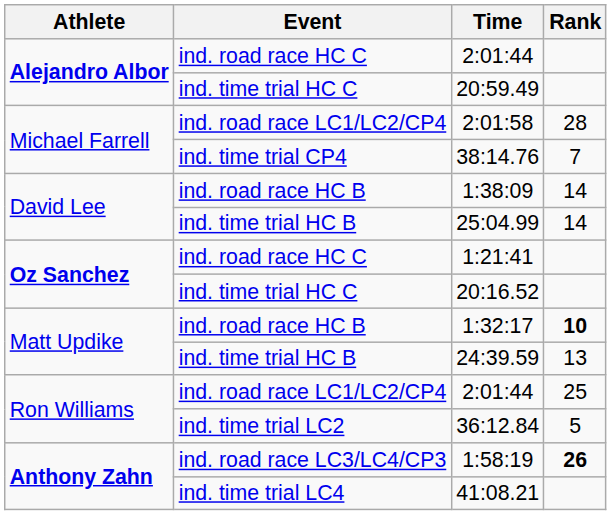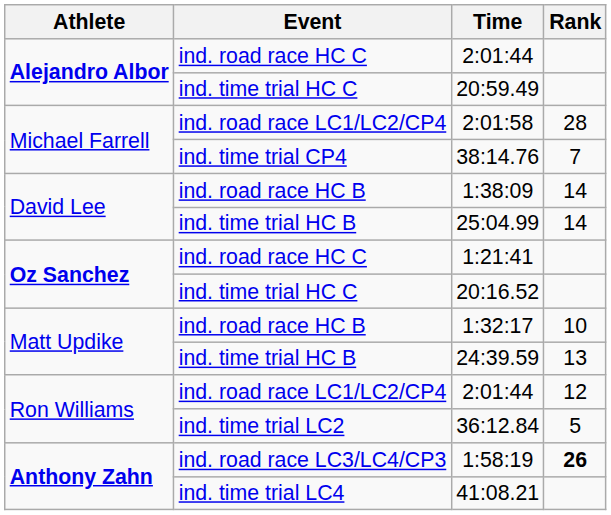(575, 325) bold -> (575, 325) normal
(575, 392) 25 -> (575, 392) 12
